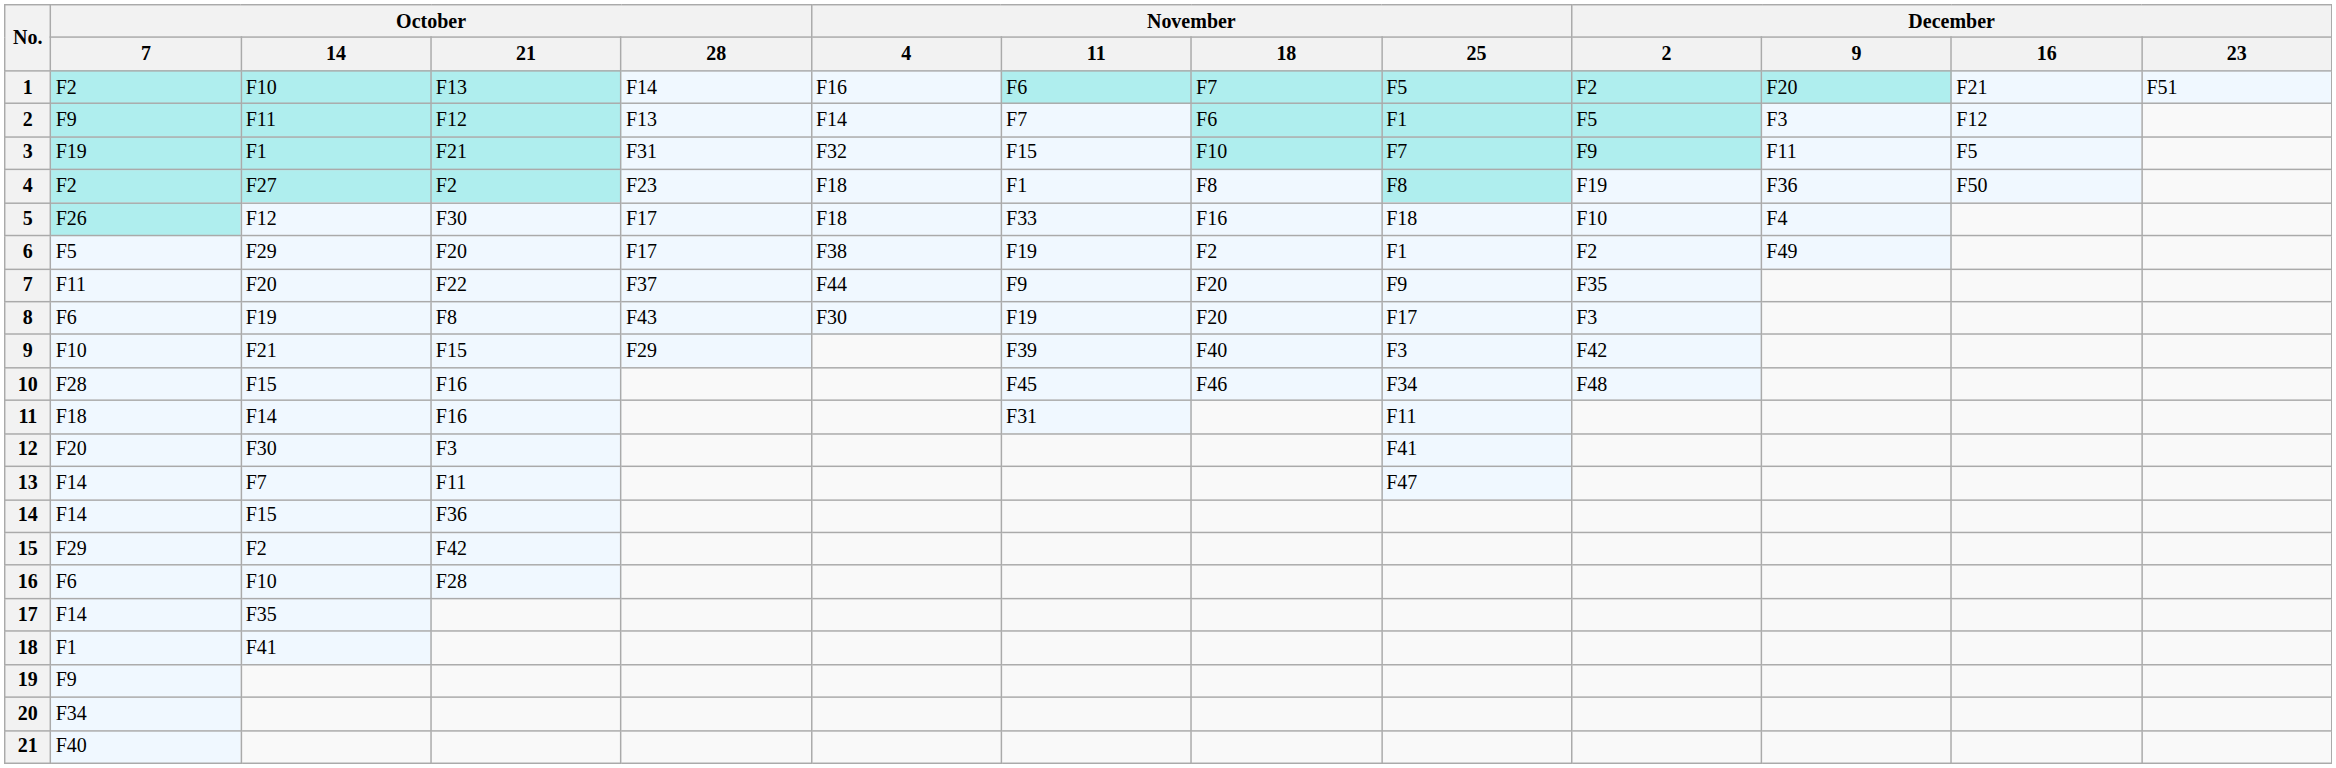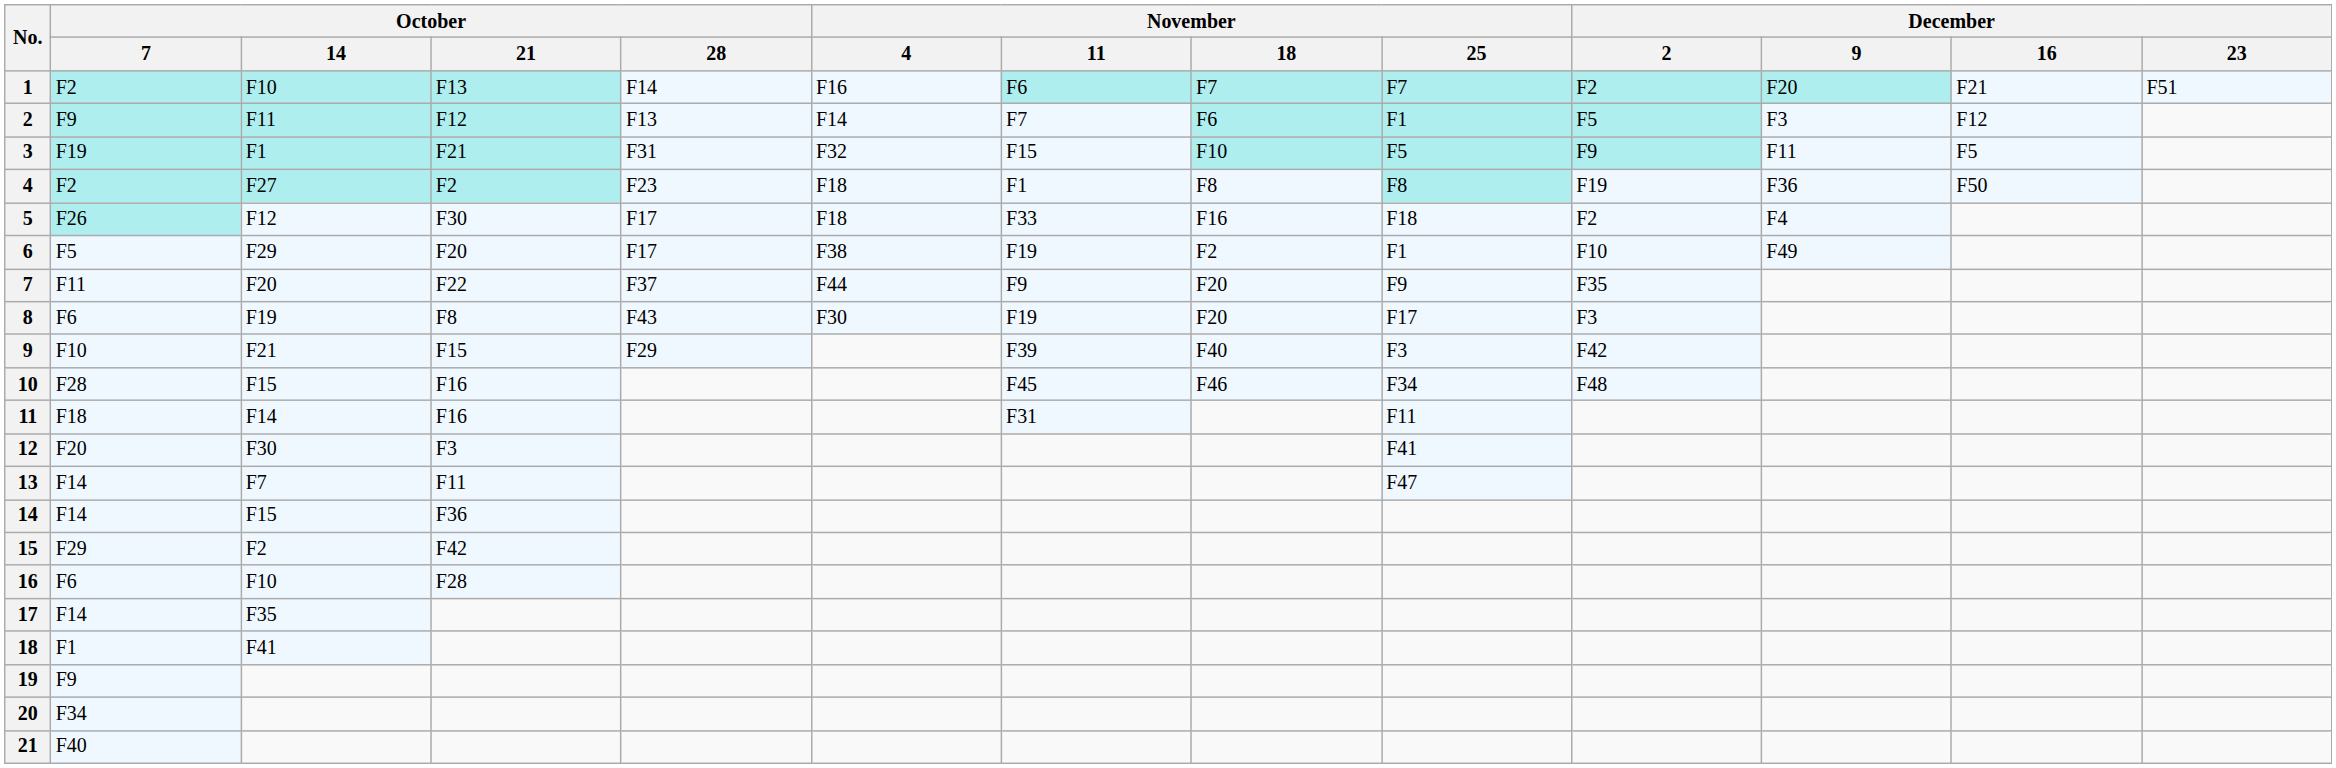(1397, 86) F5 -> (1397, 86) F7
(1397, 152) F7 -> (1397, 152) F5
(1592, 218) F10 -> (1587, 218) F2
(1587, 251) F2 -> (1592, 251) F10
